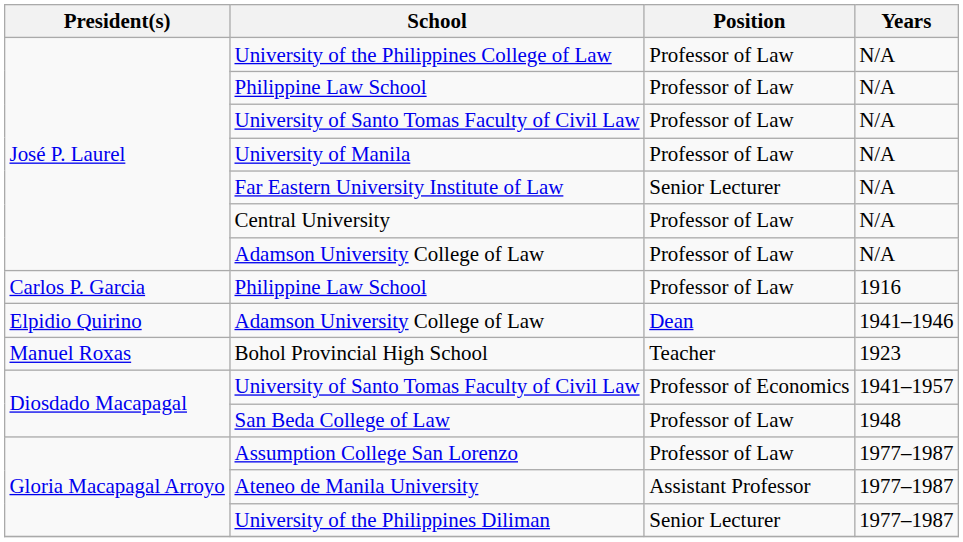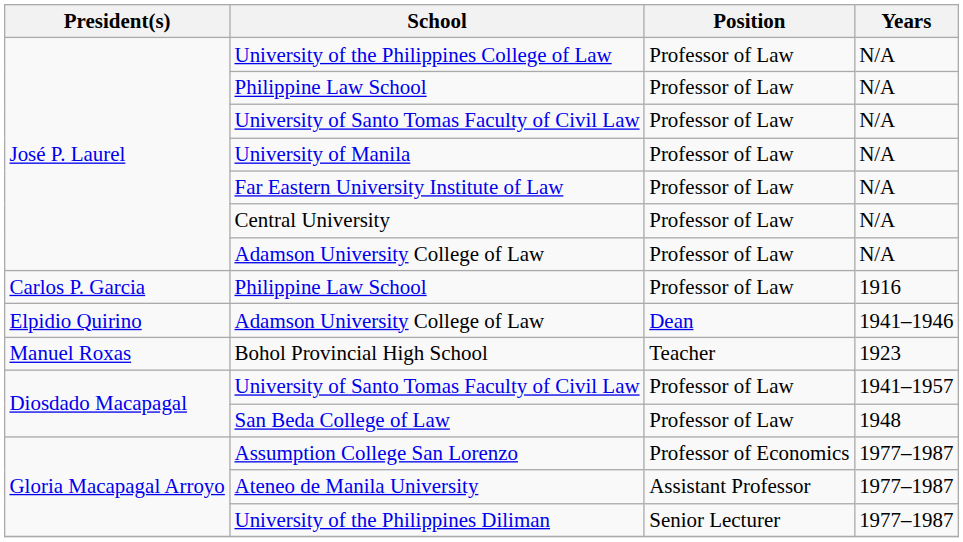(715, 187) Senior Lecturer -> (721, 187) Professor of Law
(749, 386) Professor of Economics -> (721, 386) Professor of Law
(721, 453) Professor of Law -> (749, 453) Professor of Economics
